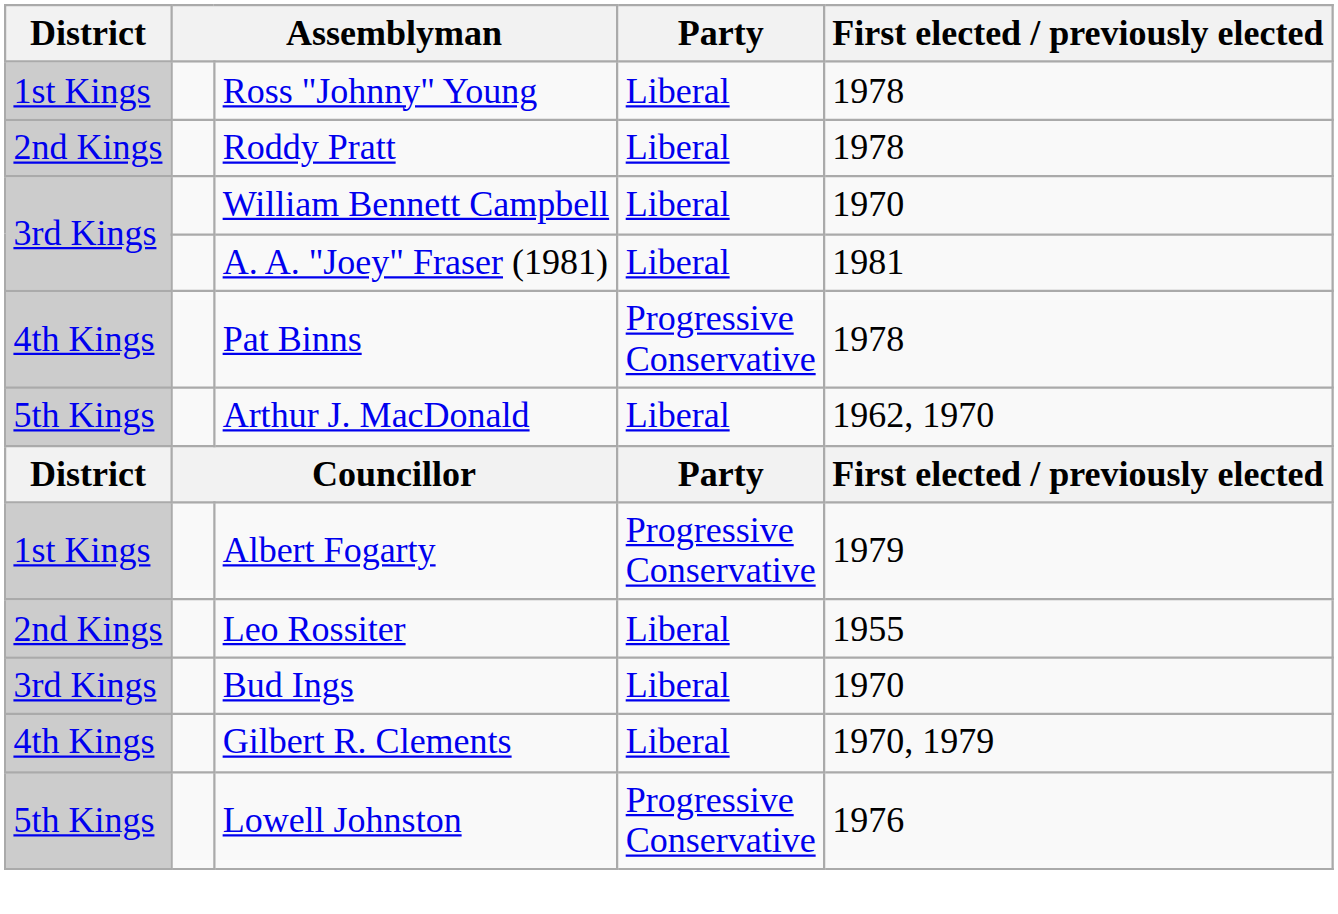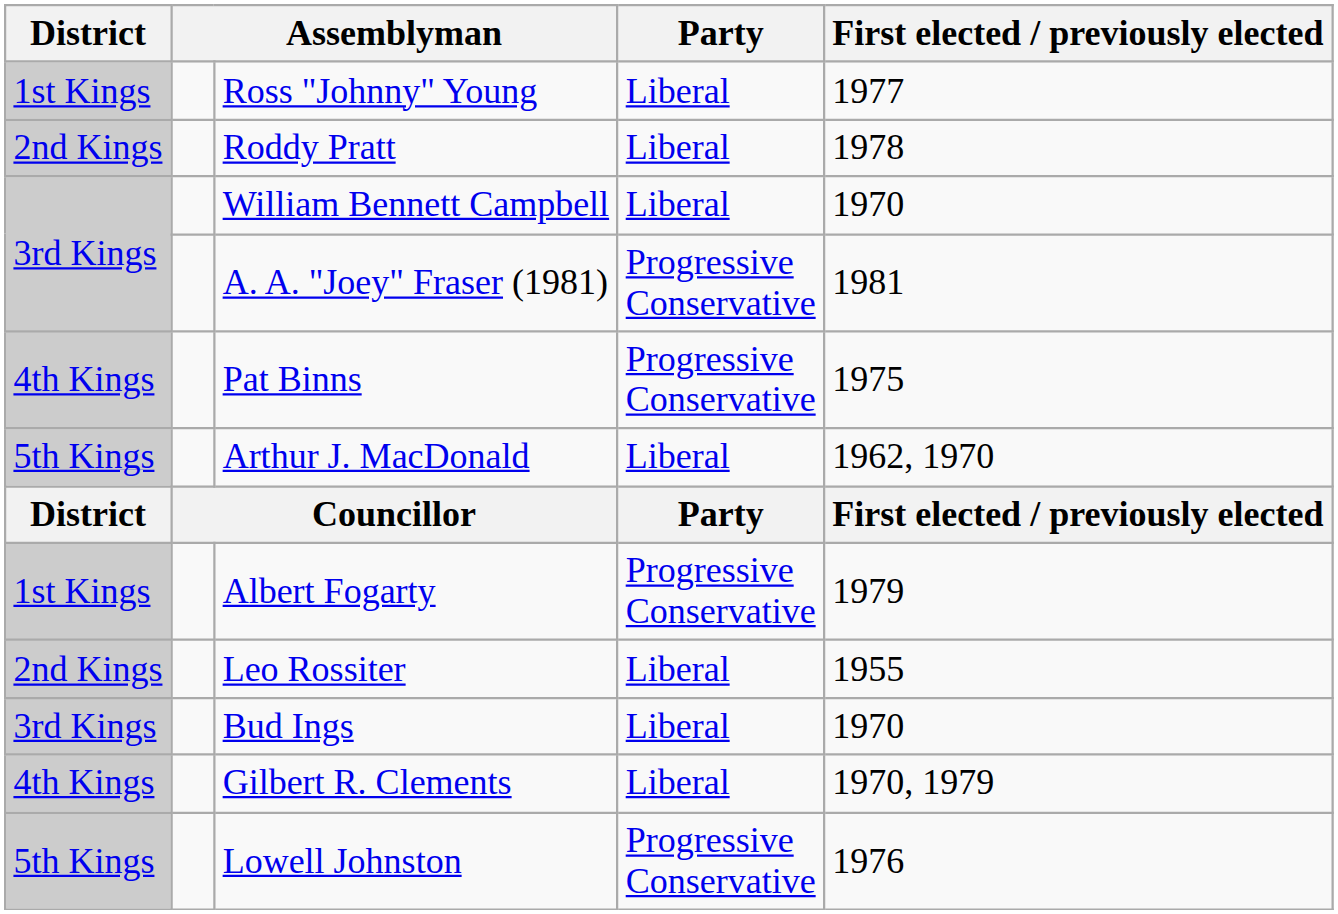(868, 90) 1978 -> (868, 90) 1977
(678, 261) Liberal -> (721, 281) Progressive Conservative
(868, 338) 1978 -> (868, 379) 1975
